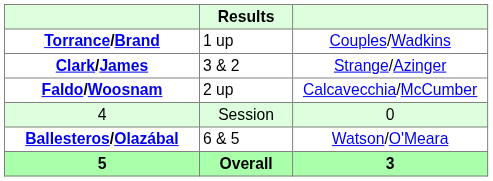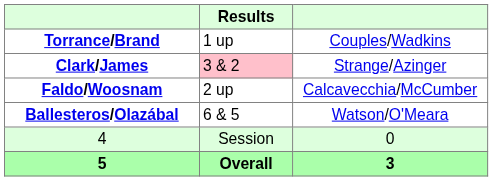(221, 65) no background -> (221, 65) pink background
rows swapped: (102, 139) <-> (102, 114)
